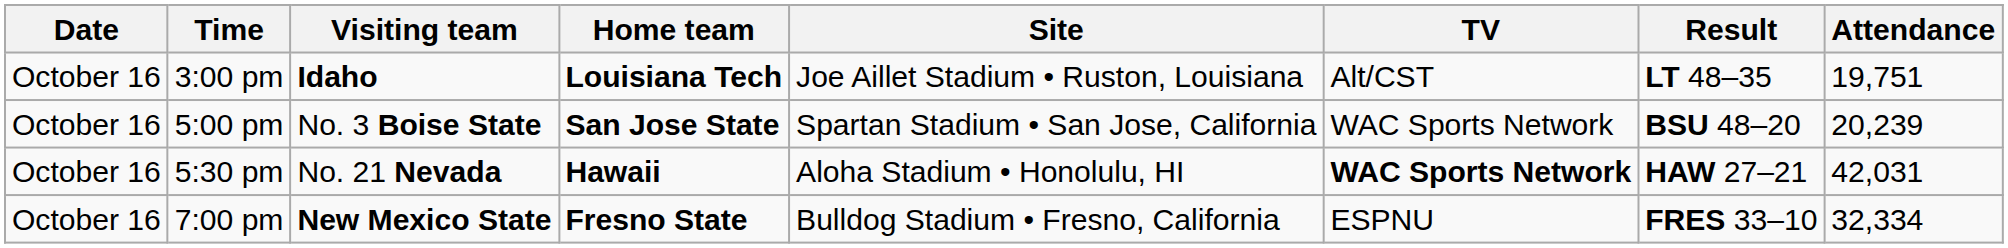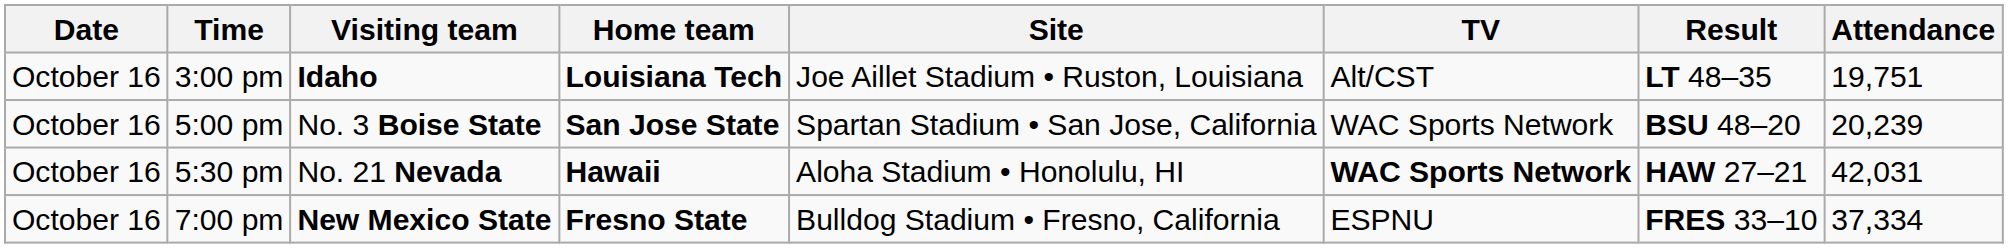(1877, 220) 32,334 -> (1877, 220) 37,334
